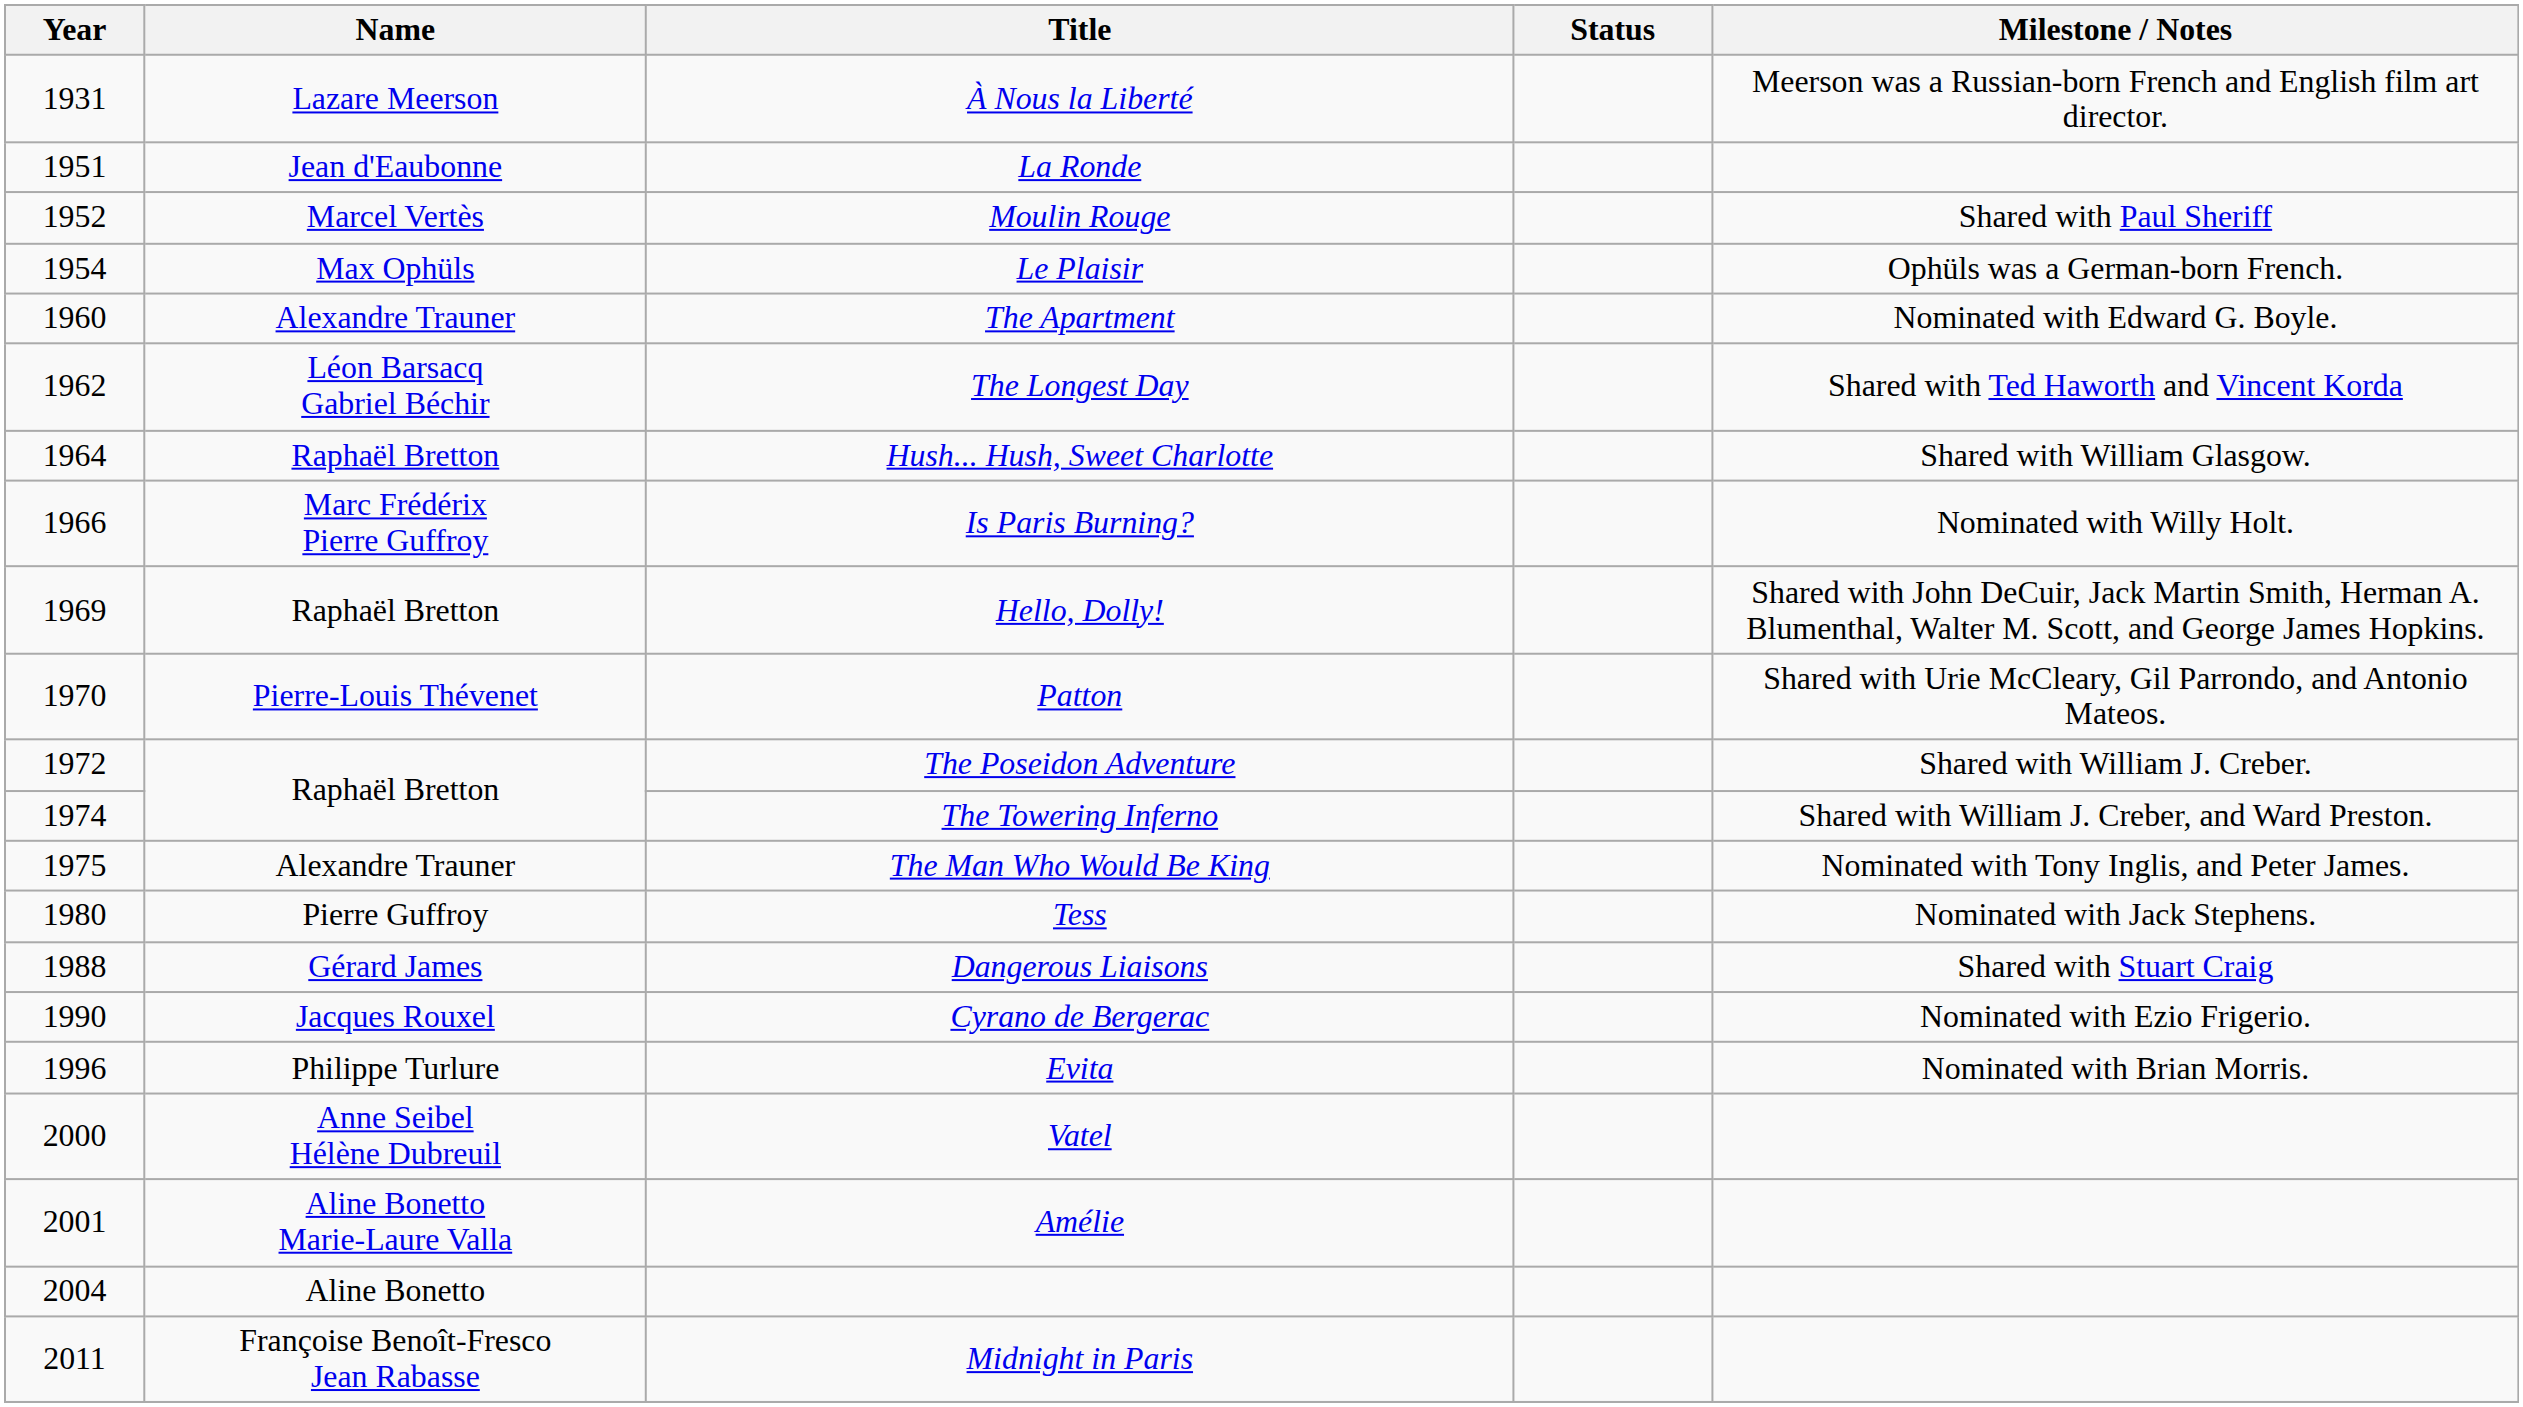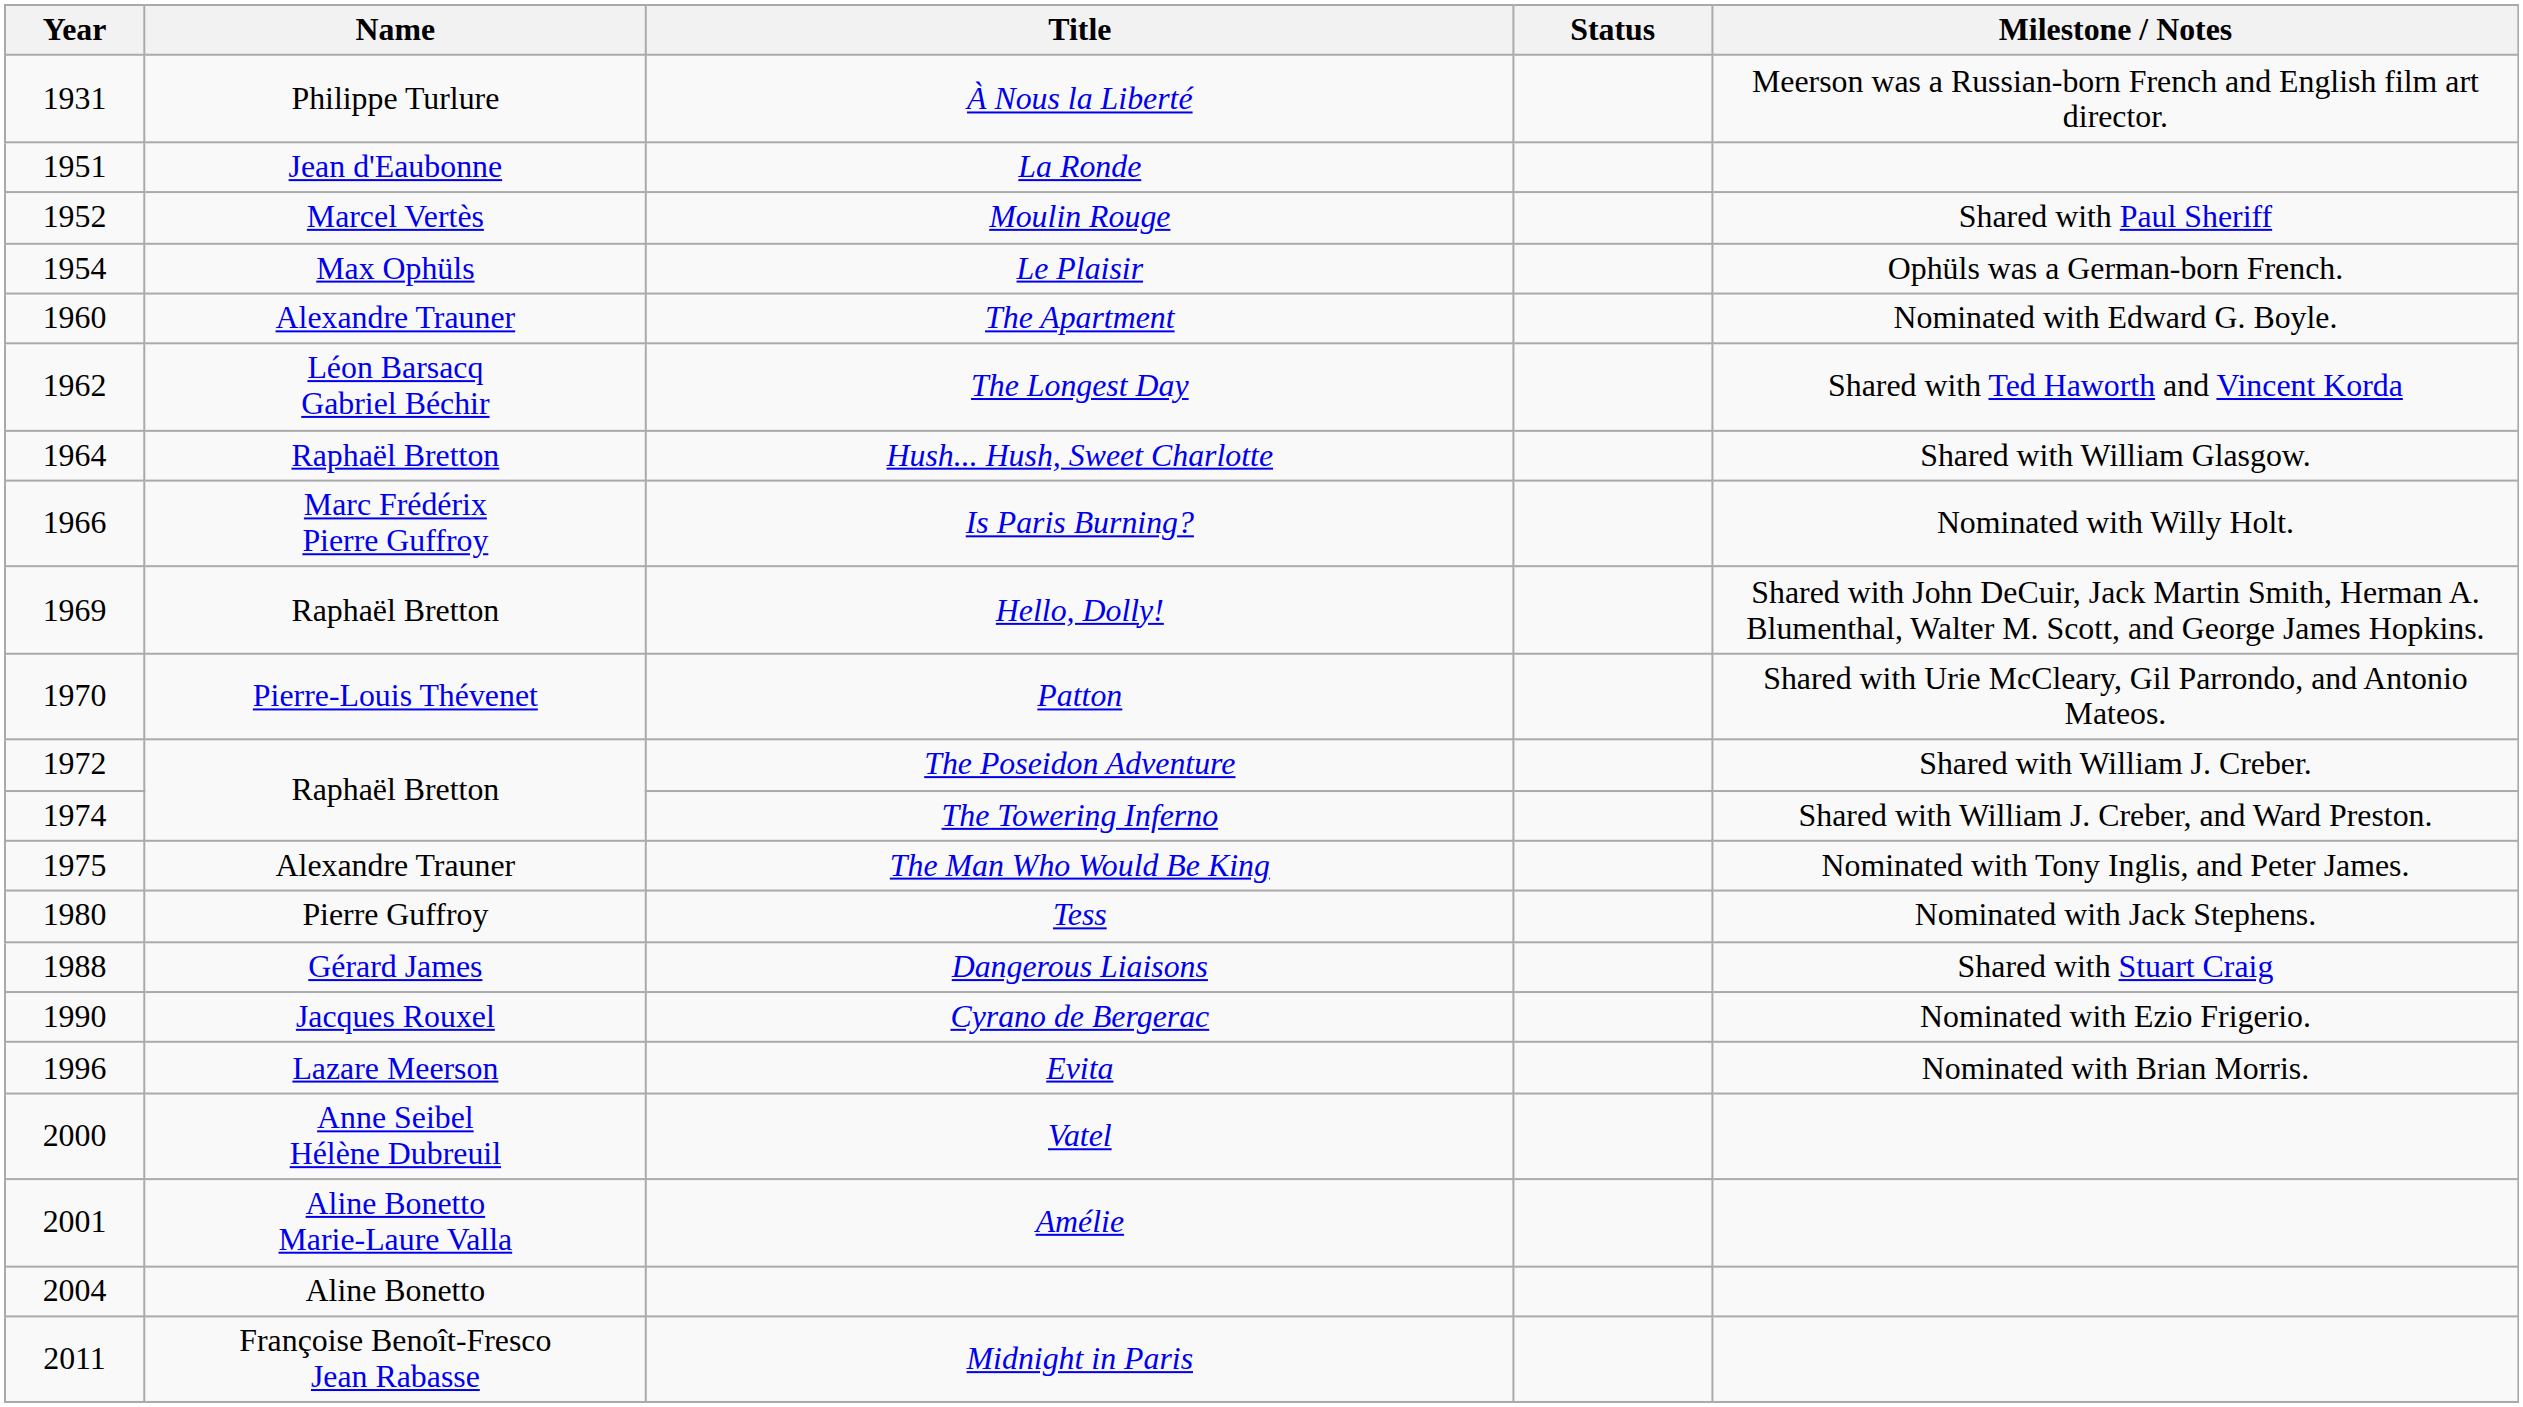(395, 98) Lazare Meerson -> (395, 98) Philippe Turlure
(395, 1067) Philippe Turlure -> (395, 1067) Lazare Meerson
